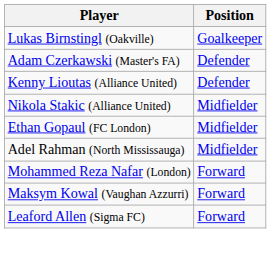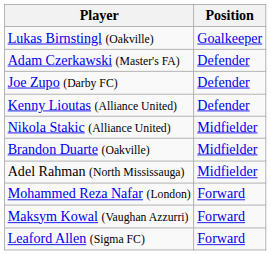+ row: (63, 82)
+ row: (79, 149)
- row: (79, 127)
